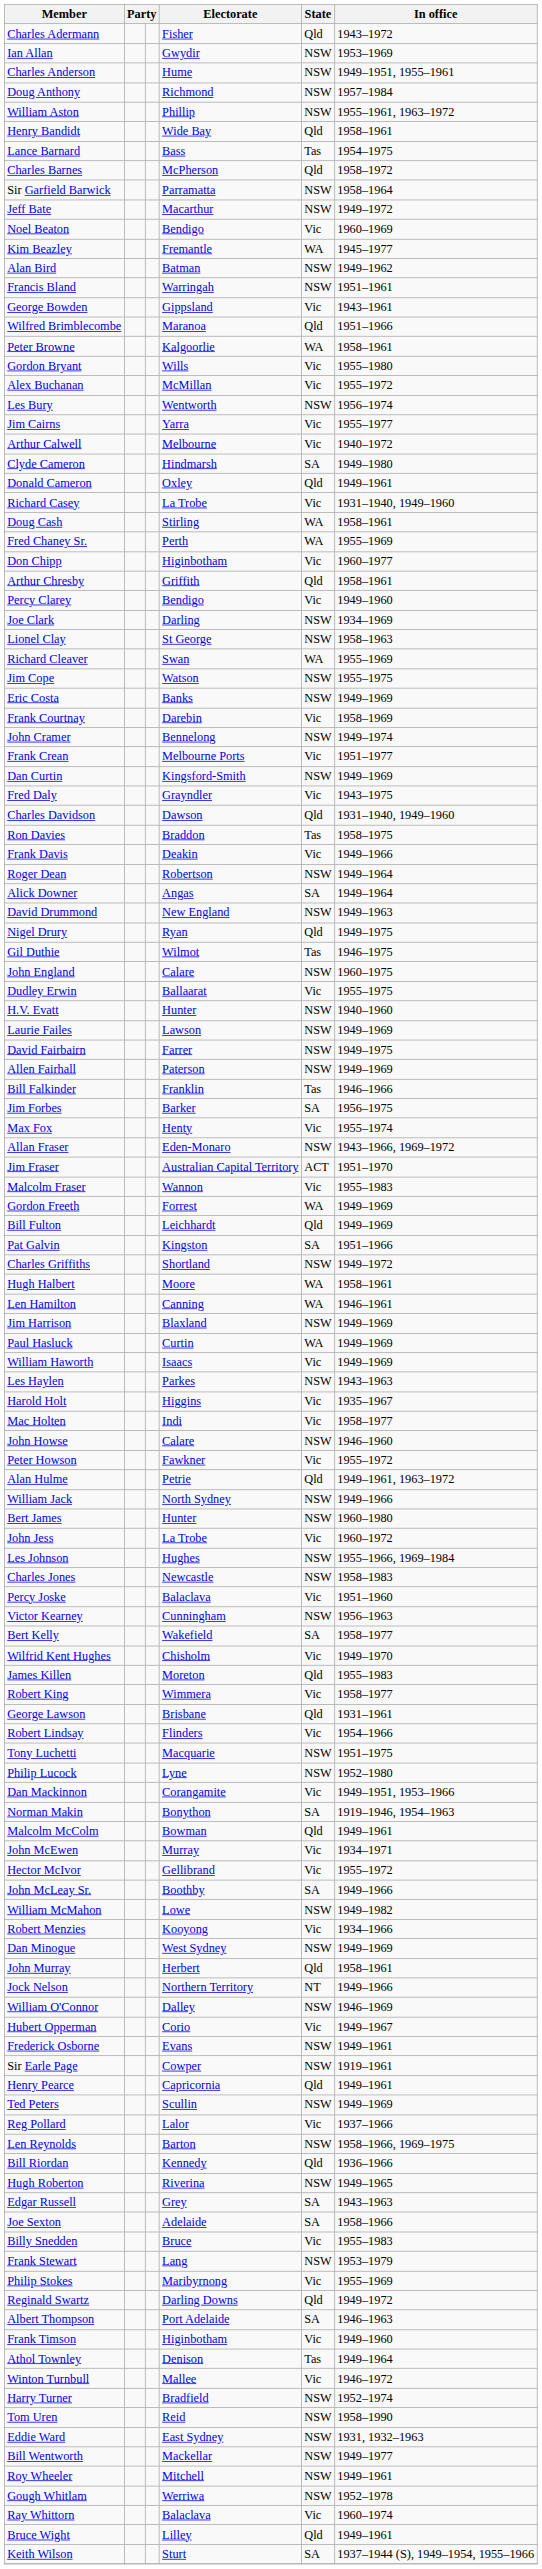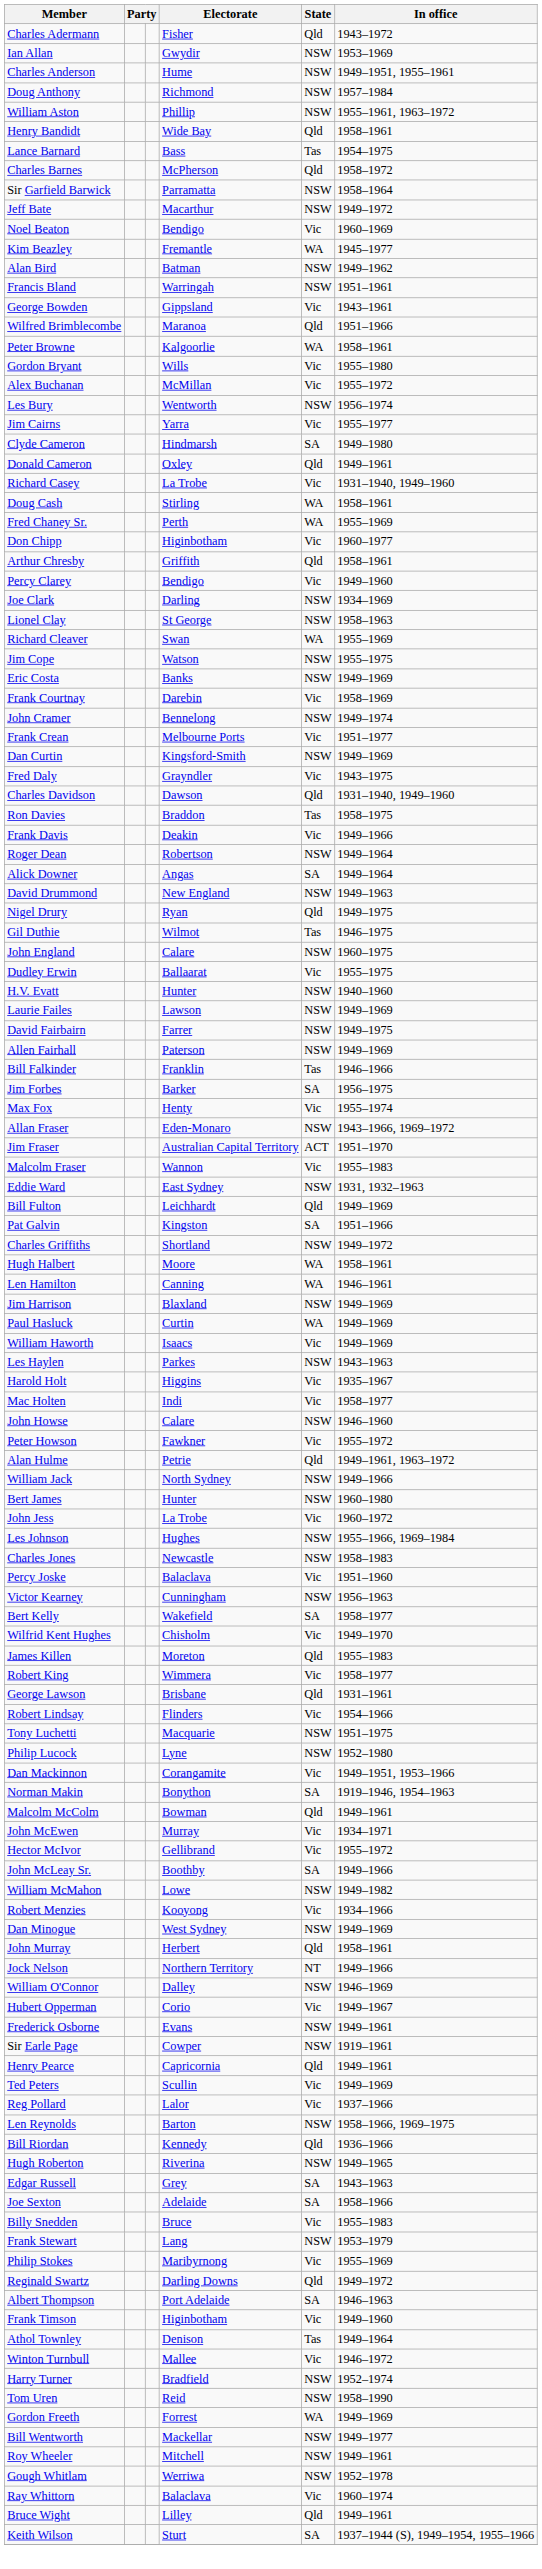- row: (44, 444)
rows swapped: (43, 1206) <-> (36, 2437)
(318, 2104) NSW -> (313, 2085) Vic
